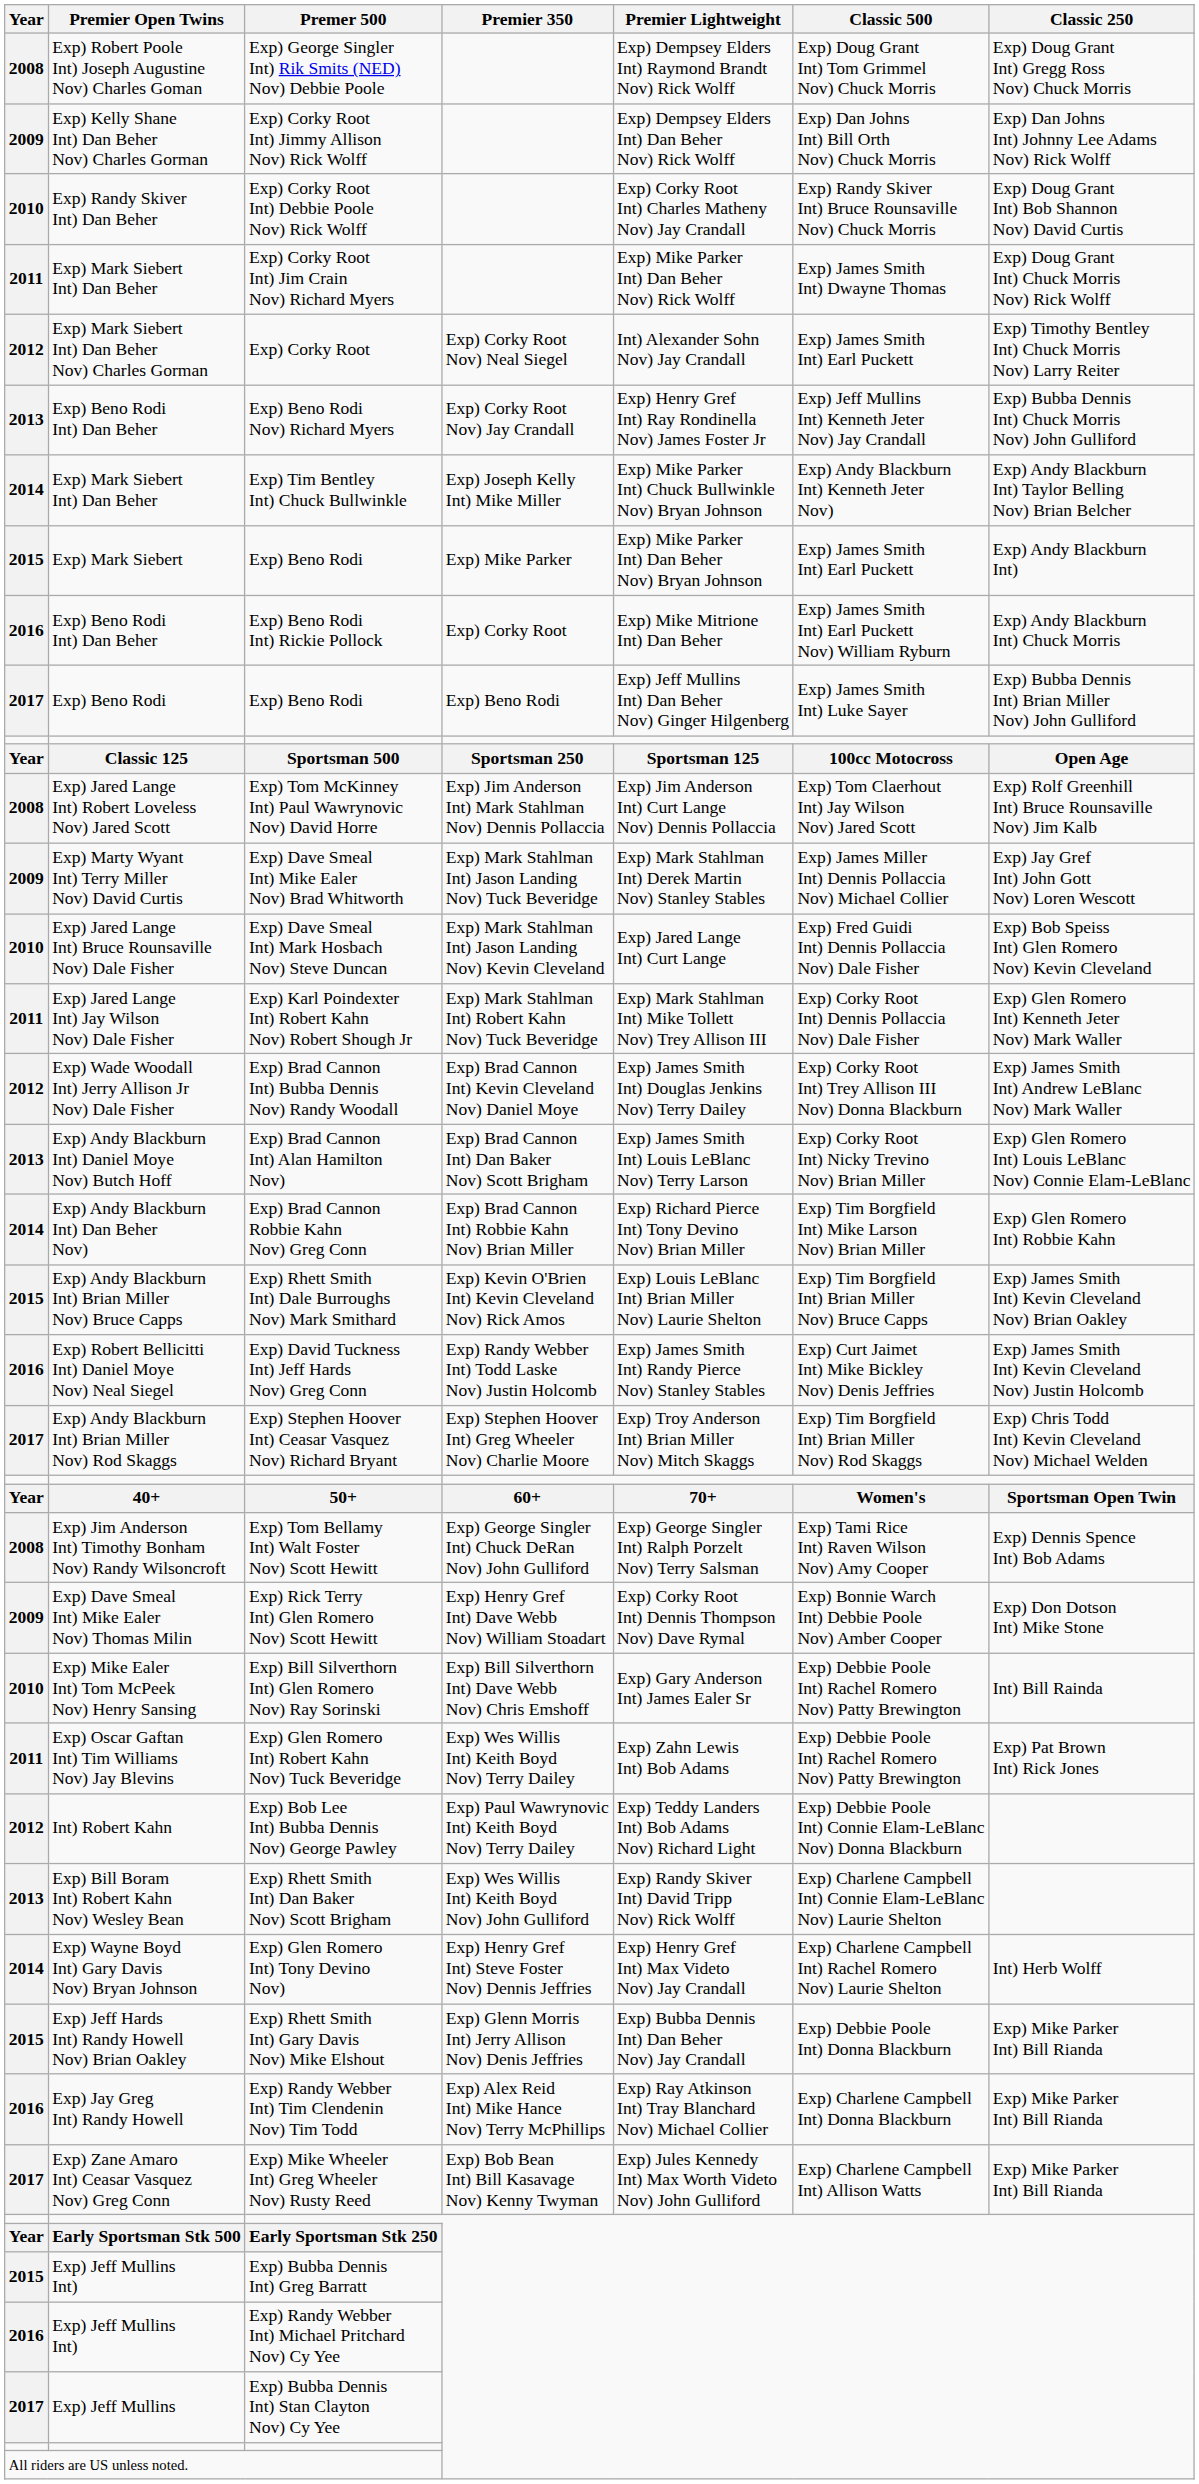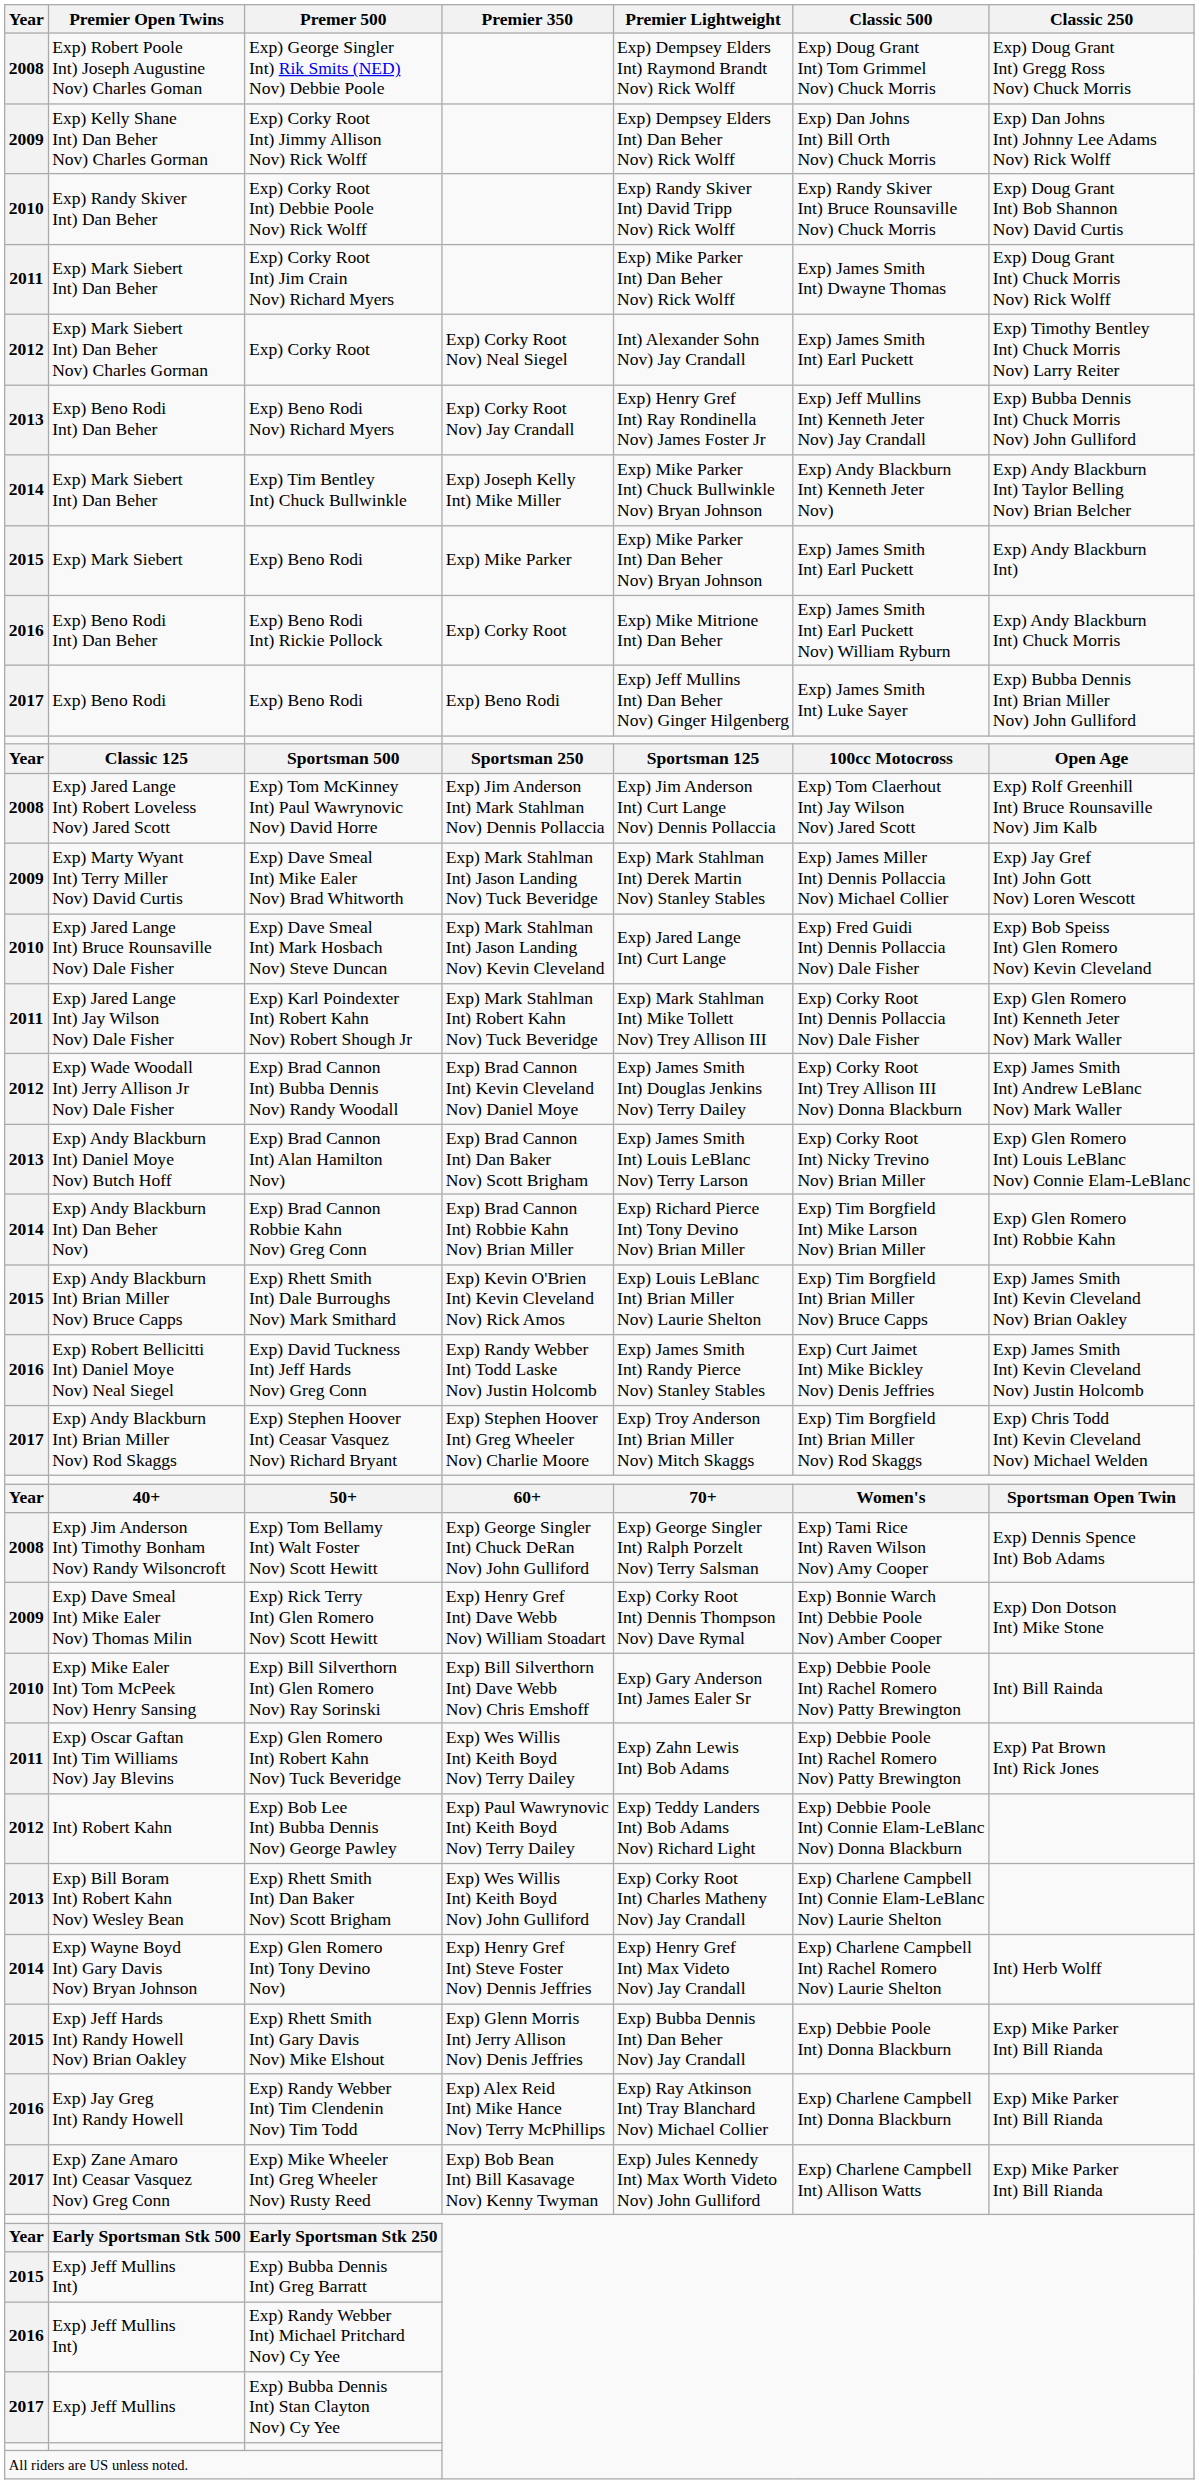(692, 208) Exp) Corky Root Int) Charles Matheny Nov) Jay Crandall -> (684, 208) Exp) Randy Skiver Int) David Tripp Nov) Rick Wolff
(684, 1898) Exp) Randy Skiver Int) David Tripp Nov) Rick Wolff -> (692, 1898) Exp) Corky Root Int) Charles Matheny Nov) Jay Crandall
